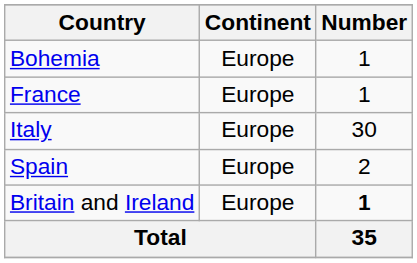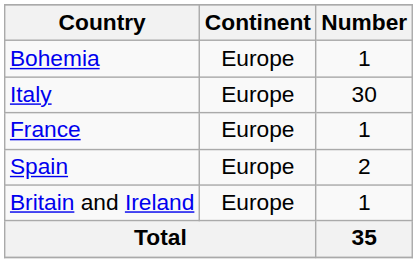rows swapped: (45, 94) <-> (31, 130)
(364, 202) bold -> (364, 202) normal
